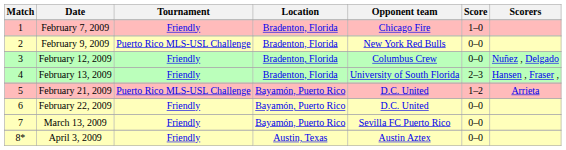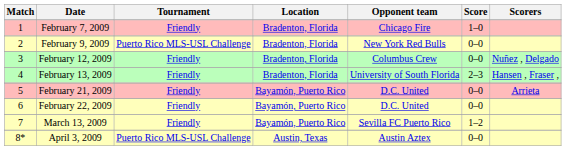(183, 91) Puerto Rico MLS-USL Challenge -> (183, 91) Friendly
(476, 91) 1–2 -> (476, 91) 0–0
(476, 122) 0–0 -> (476, 122) 1–2
(183, 138) Friendly -> (183, 138) Puerto Rico MLS-USL Challenge
